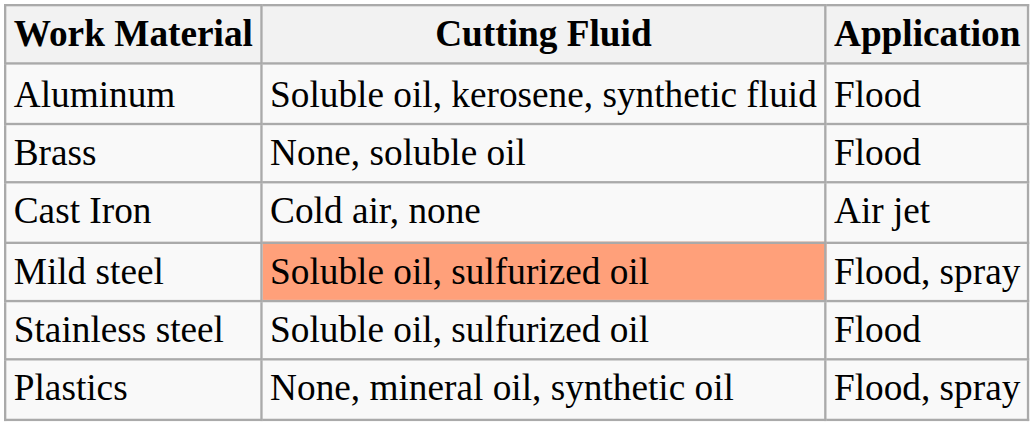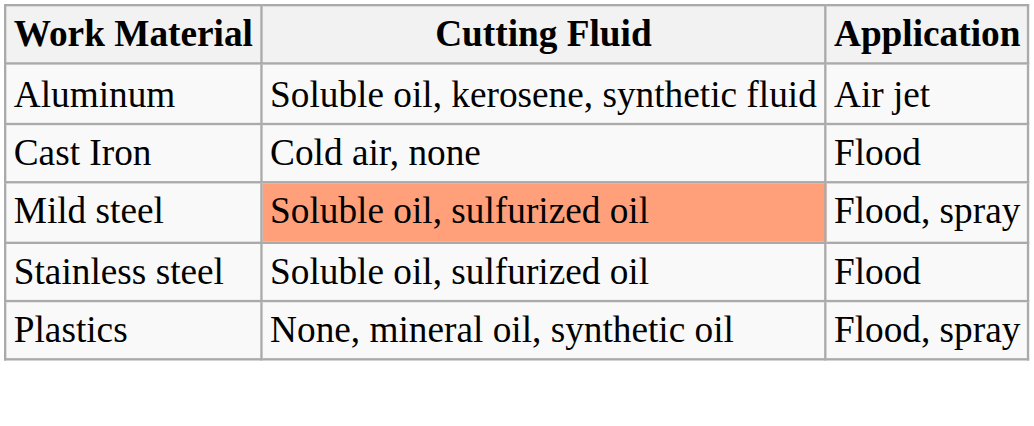(877, 93) Flood -> (882, 93) Air jet
- row: (55, 152)
(882, 211) Air jet -> (877, 152) Flood
